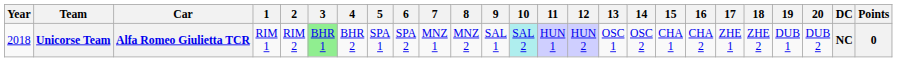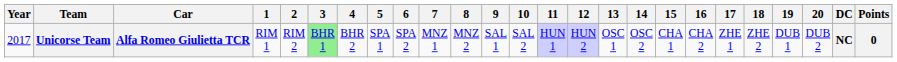(19, 39) 2018 -> (19, 39) 2017
(523, 39) paleturquoise background -> (523, 39) no background
